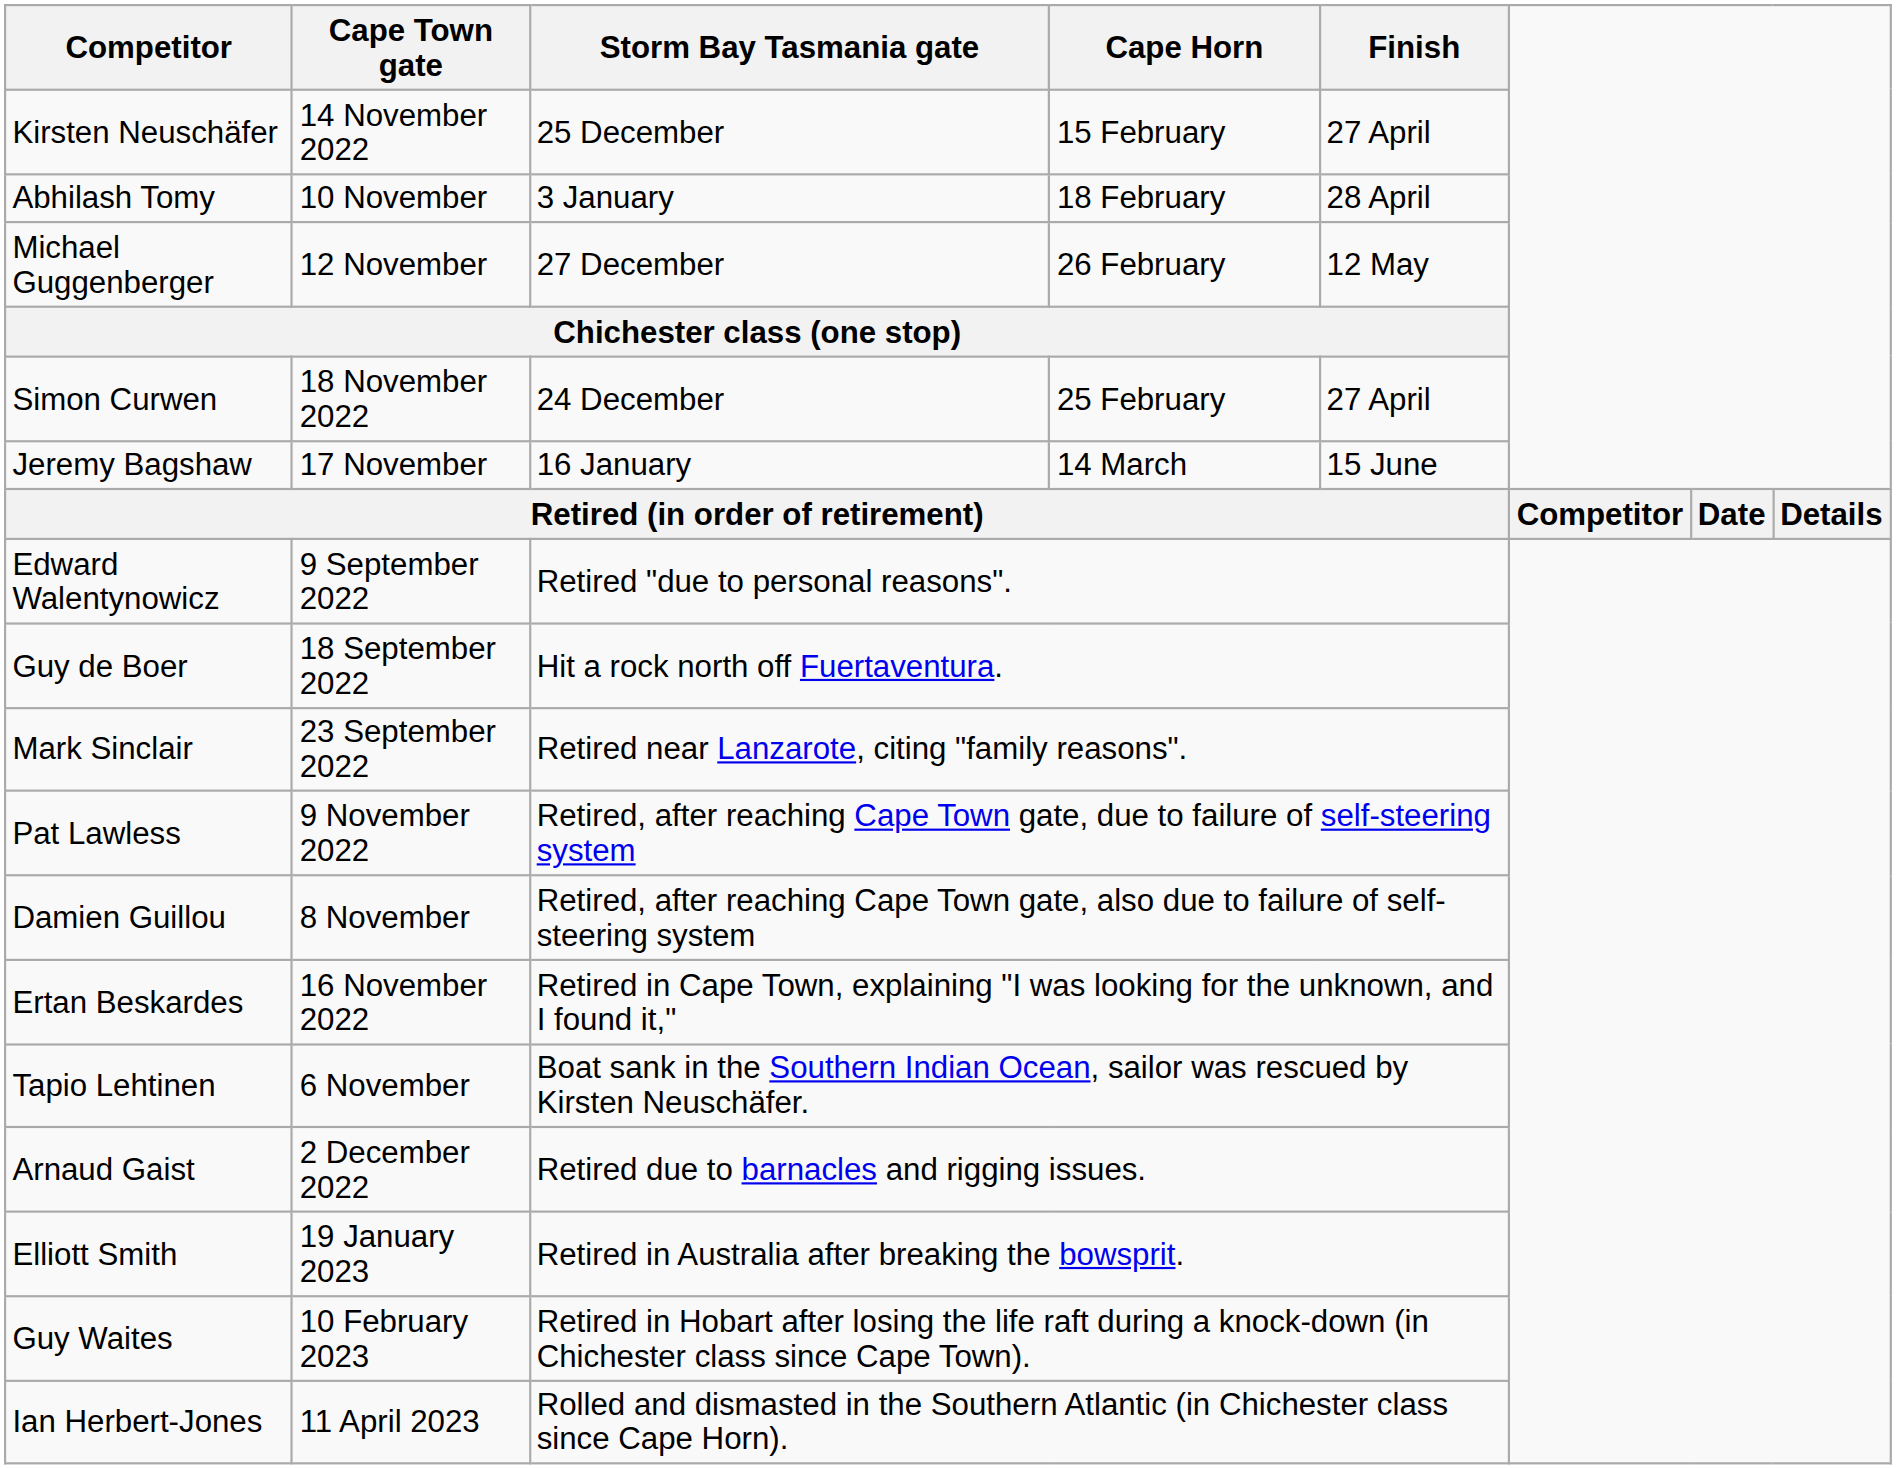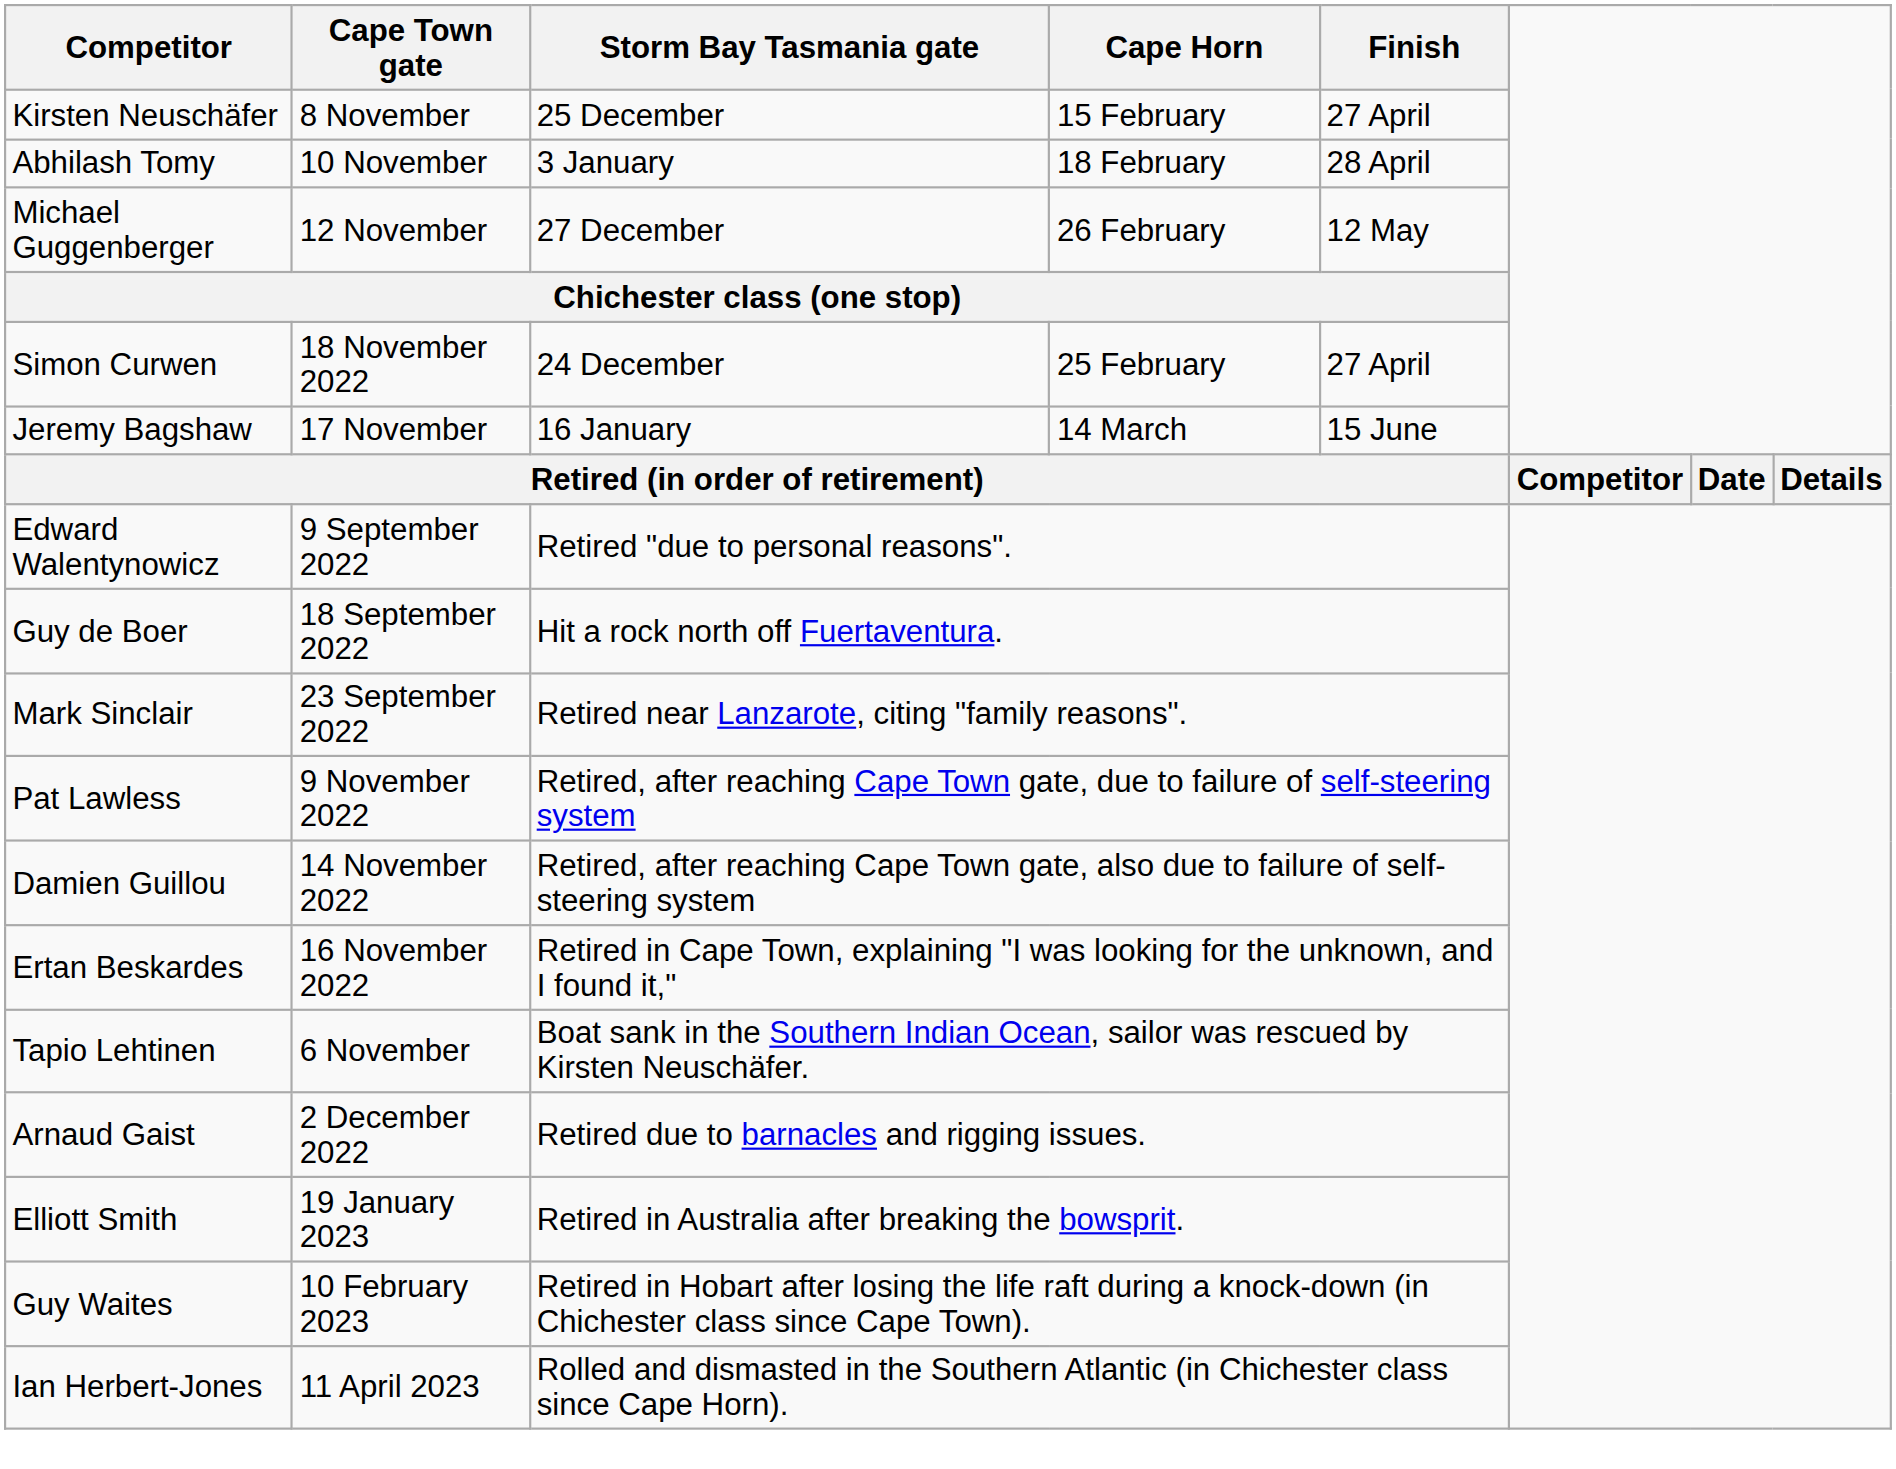(393, 132) 14 November 2022 -> (385, 114) 8 November
(385, 918) 8 November -> (393, 883) 14 November 2022
